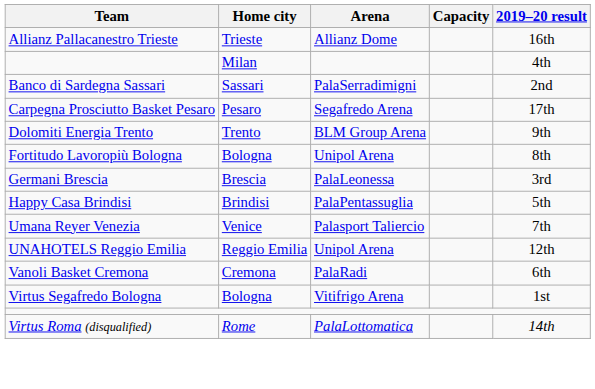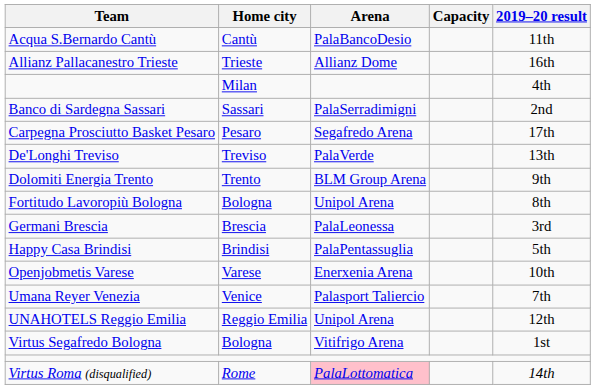+ row: (82, 39)
+ row: (64, 156)
+ row: (71, 272)
- row: (78, 272)
(364, 326) no background -> (364, 373) pink background
